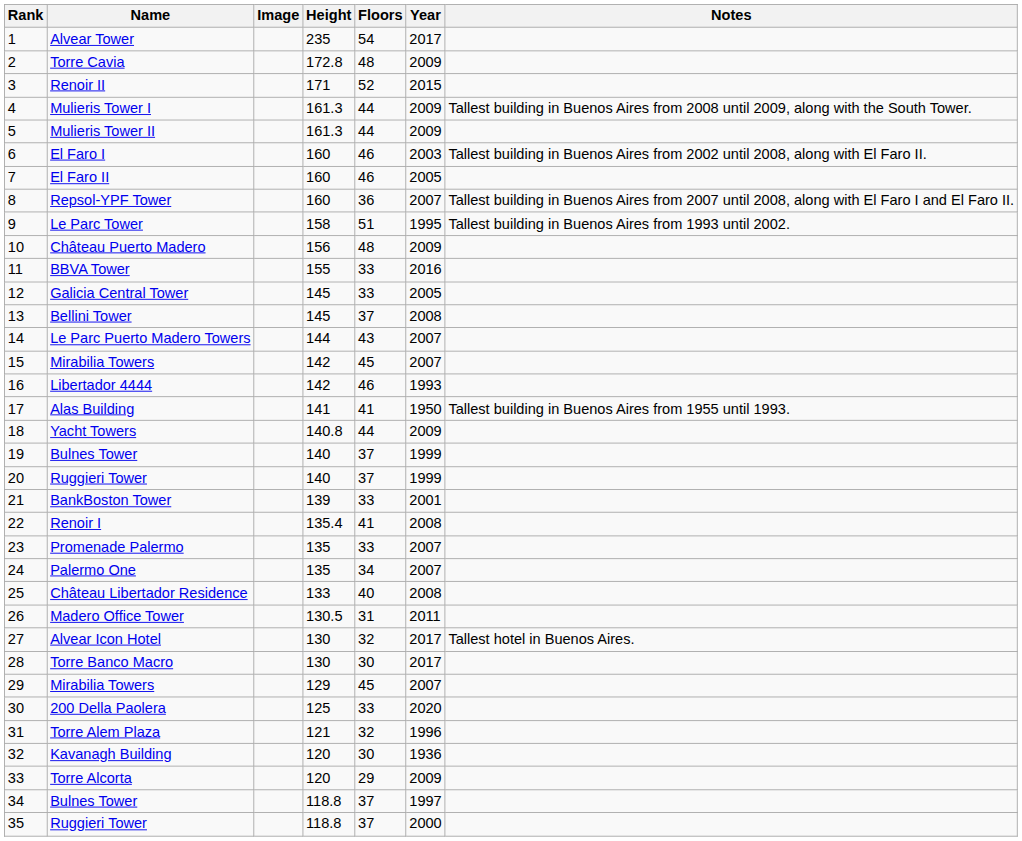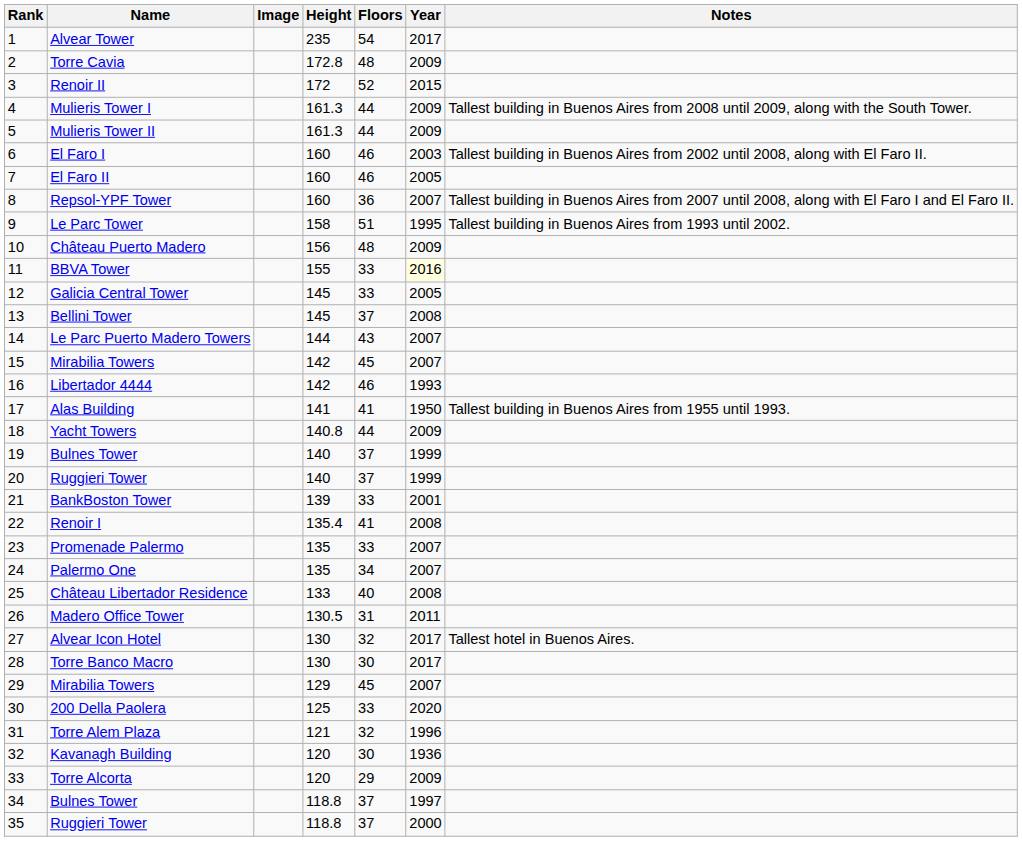(318, 85) 171 -> (318, 85) 172
(425, 270) no background -> (425, 270) lightyellow background
